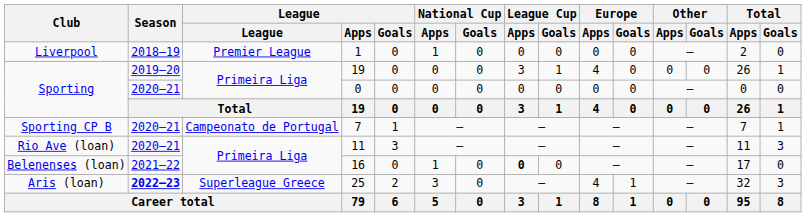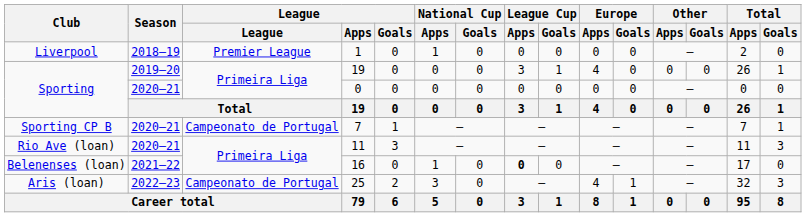(156, 184) bold -> (156, 184) normal
(262, 184) Superleague Greece -> (262, 184) Campeonato de Portugal
